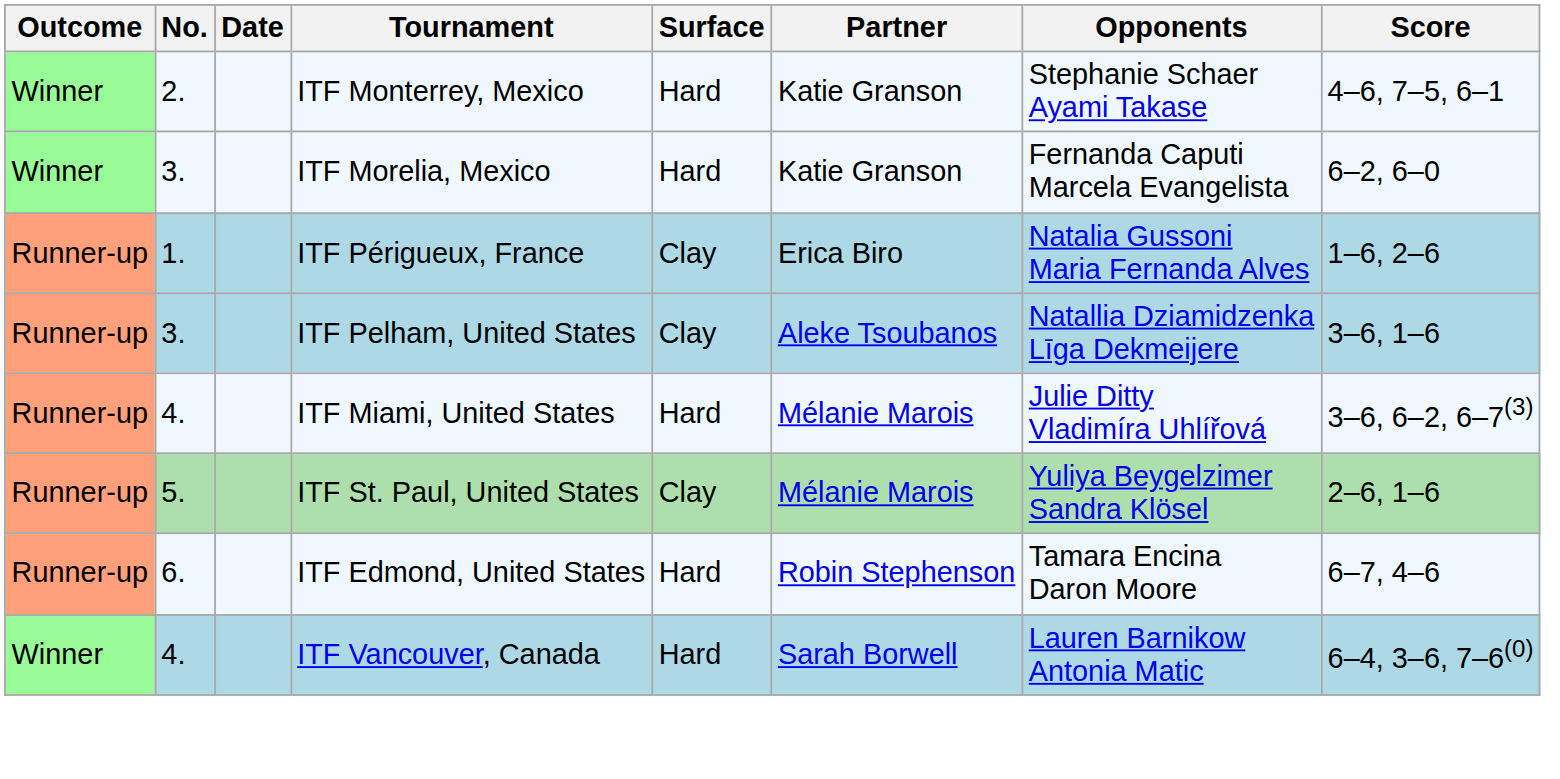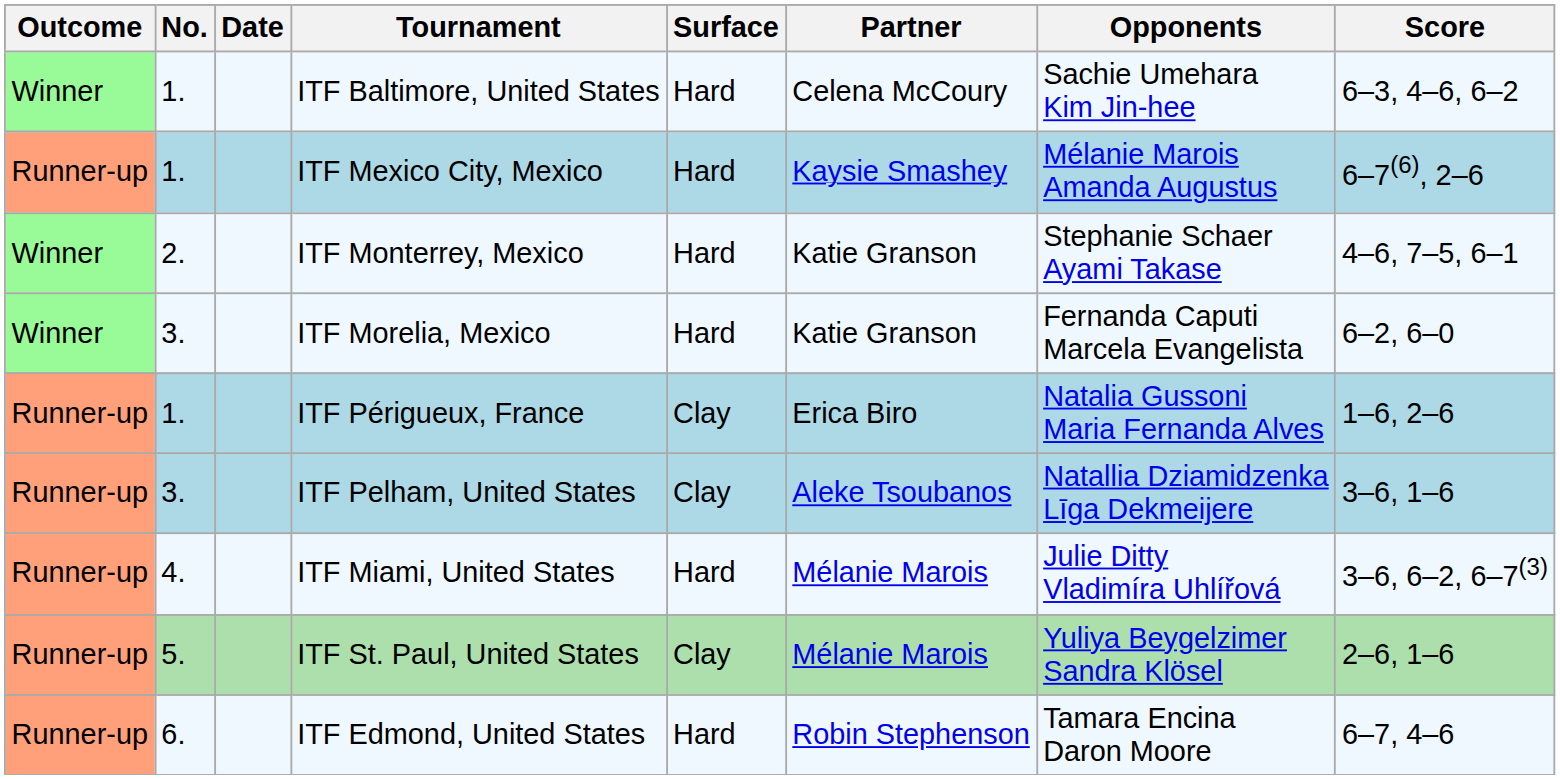+ row: (478, 91)
+ row: (450, 171)
- row: (449, 653)
